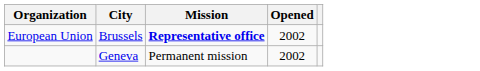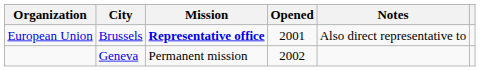+ column: (393, 14)
(292, 35) 2002 -> (292, 35) 2001
